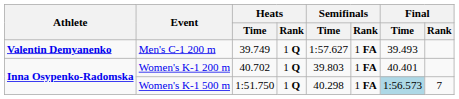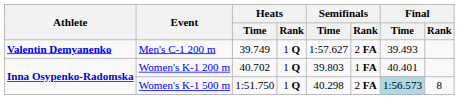(366, 49) 1 FA -> (366, 49) 2 FA
(366, 86) 1 FA -> (366, 86) 2 FA
(439, 86) 7 -> (439, 86) 8
